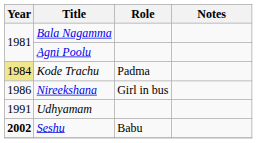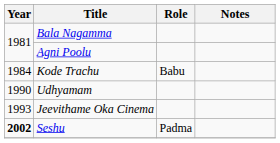(19, 71) khaki background -> (19, 71) no background
(134, 71) Padma -> (172, 71) Babu
- row: (67, 90)
(19, 109) 1991 -> (19, 90) 1990
+ row: (95, 109)
(130, 128) Babu -> (176, 128) Padma
